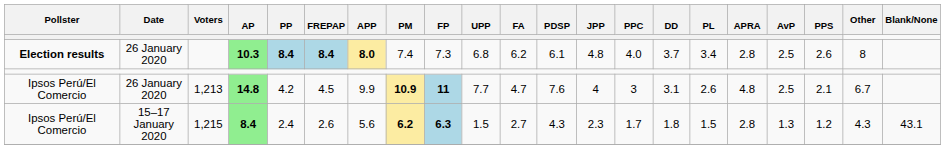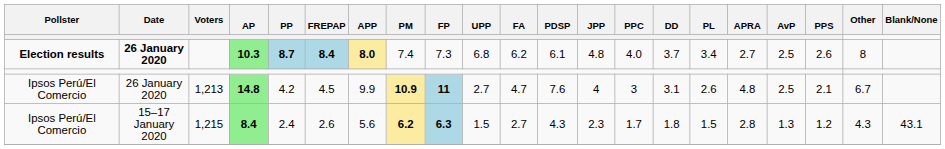(154, 54) normal -> (154, 54) bold
(286, 54) 8.4 -> (287, 54) 8.7
(747, 54) 2.8 -> (747, 54) 2.7
(481, 89) 7.7 -> (481, 89) 2.7
